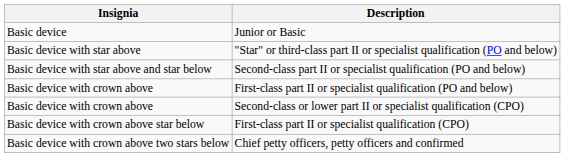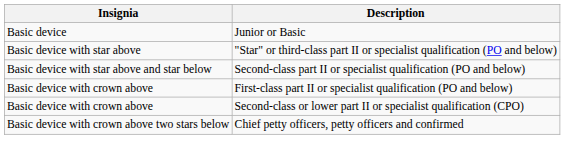- row: (352, 124)
